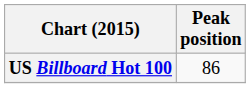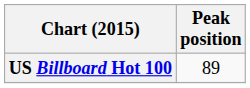(211, 67) 86 -> (211, 67) 89
